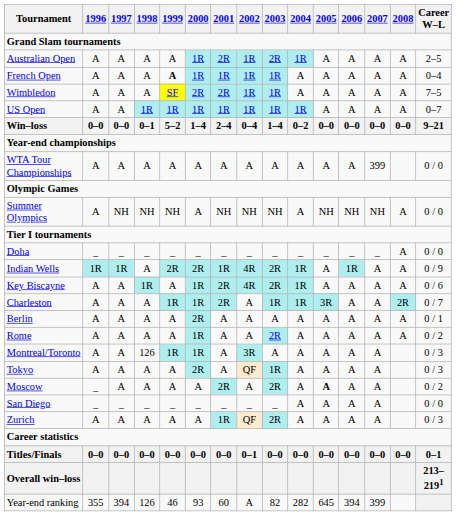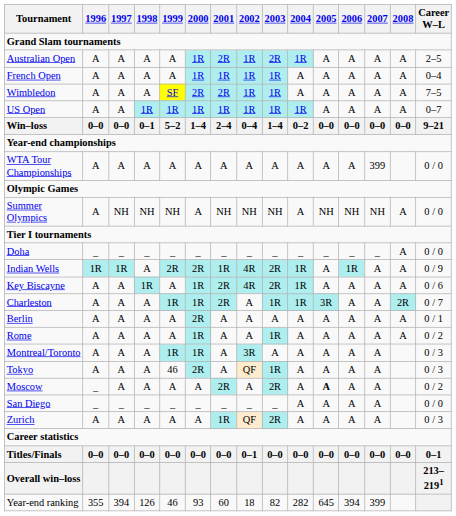(173, 75) bold -> (173, 75) normal
(275, 335) 2R -> (275, 335) 1R
(147, 352) 126 -> (147, 352) A
(173, 369) A -> (173, 369) 46
(249, 502) A -> (249, 502) 18
